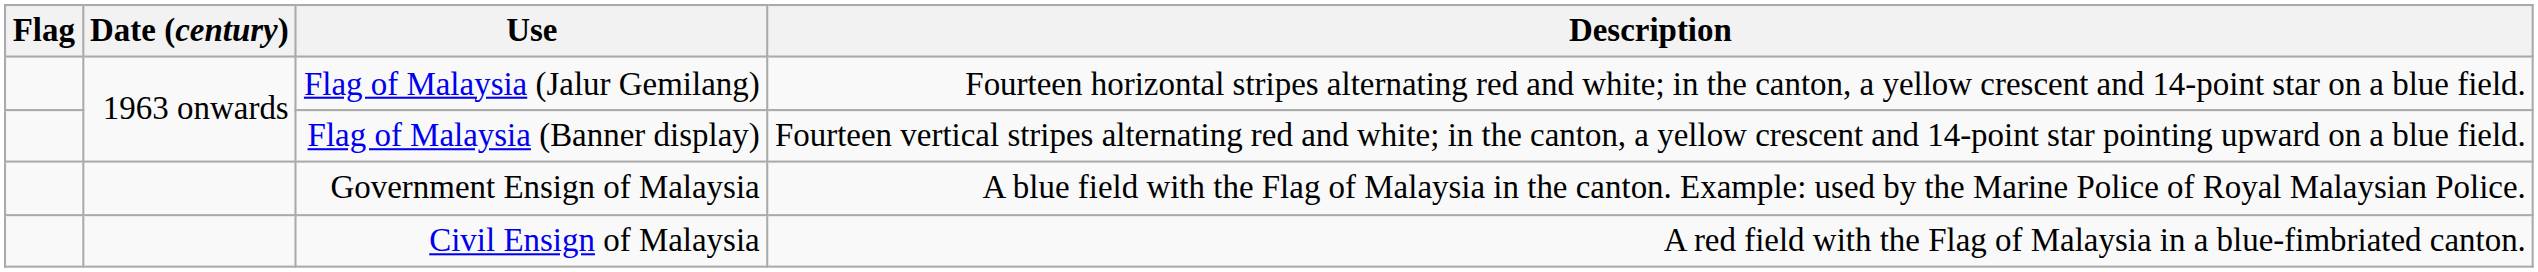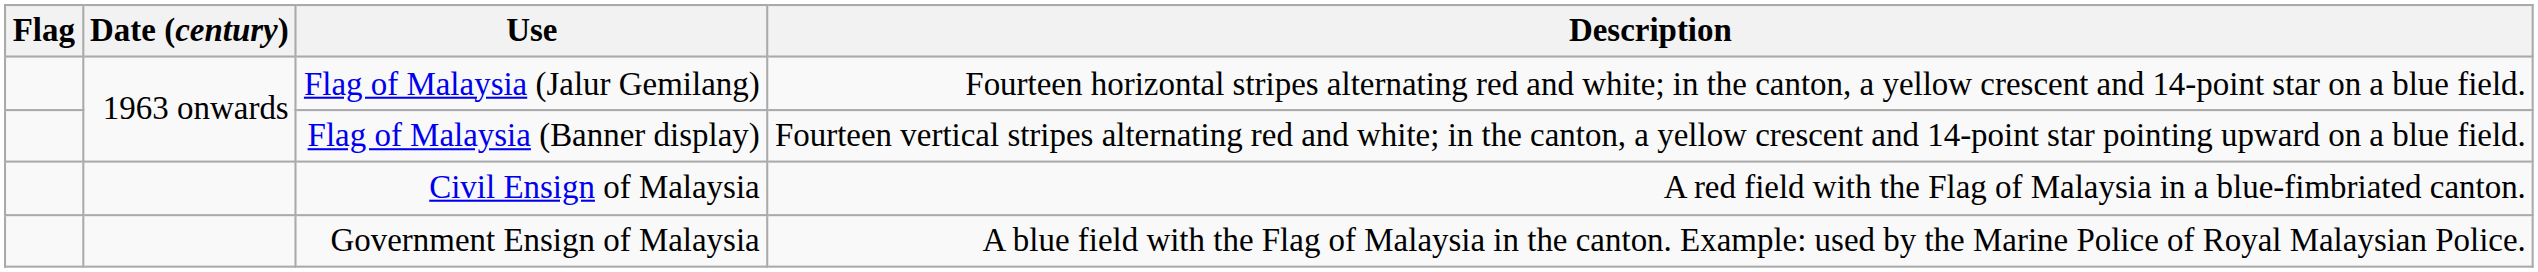rows swapped: (594, 239) <-> (545, 187)
